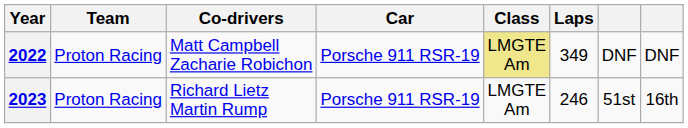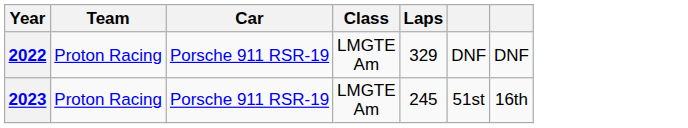- column: (241, 18)
(517, 55) khaki background -> (366, 55) no background
(574, 55) 349 -> (423, 55) 329
(574, 100) 246 -> (423, 100) 245
